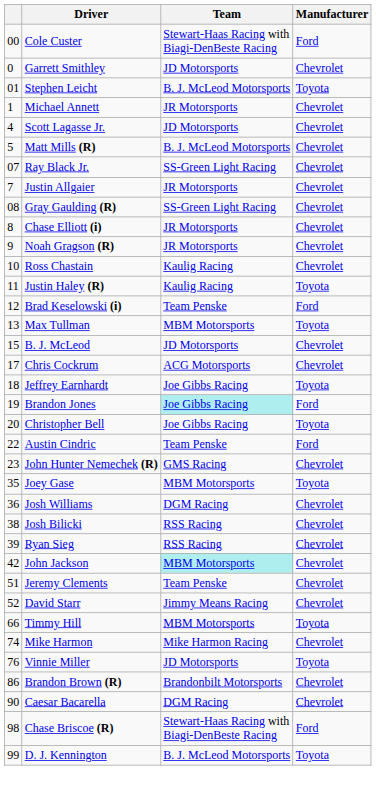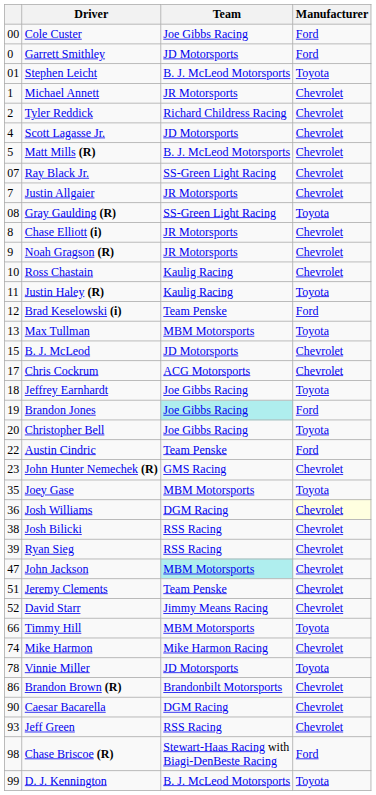(226, 41) Stewart-Haas Racing with Biagi-DenBeste Racing -> (206, 34) Joe Gibbs Racing
(320, 68) Chevrolet -> (307, 54) Ford
+ row: (59, 113)
(320, 207) Chevrolet -> (312, 212) Toyota
(320, 503) no background -> (320, 509) lightyellow background
(13, 563) 42 -> (13, 568) 47
(13, 662) 76 -> (13, 667) 78
+ row: (50, 727)
